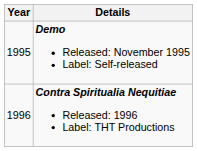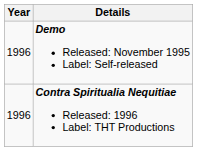(19, 52) 1995 -> (19, 52) 1996
